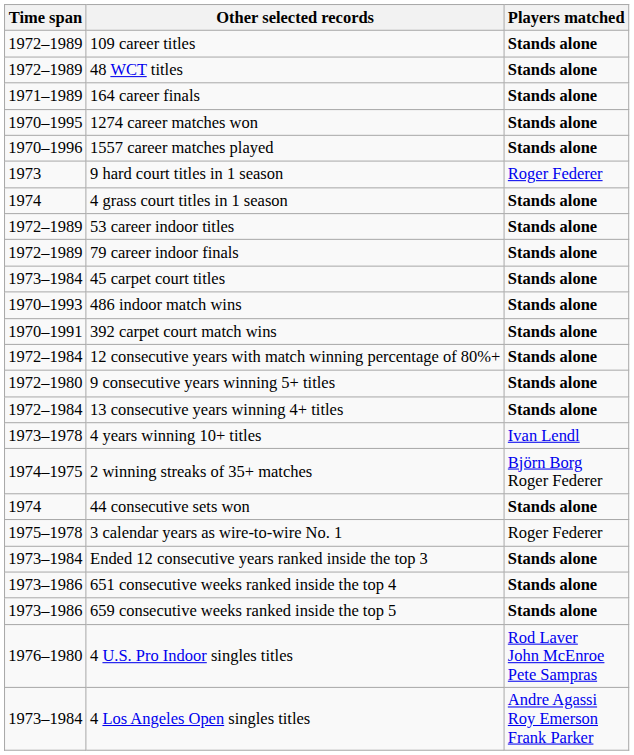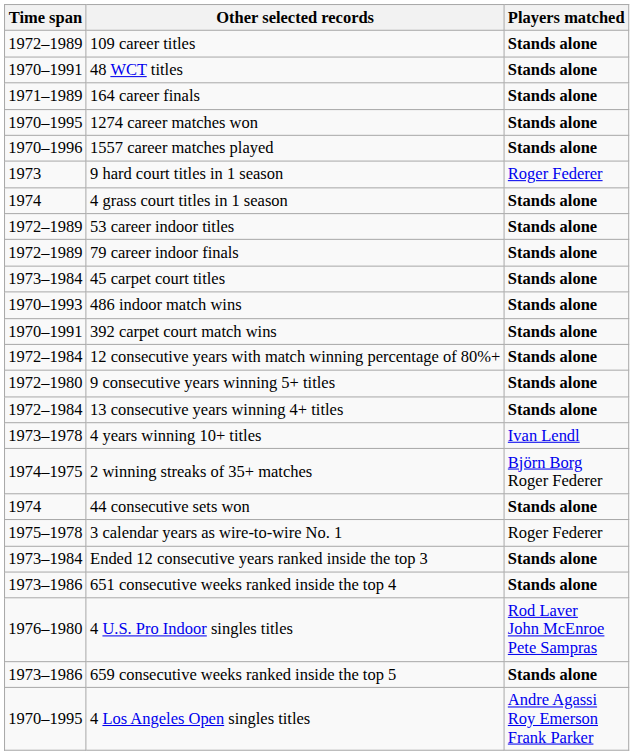(45, 69) 1972–1989 -> (45, 69) 1970–1991
rows swapped: (243, 611) <-> (191, 655)
(45, 718) 1973–1984 -> (45, 718) 1970–1995
